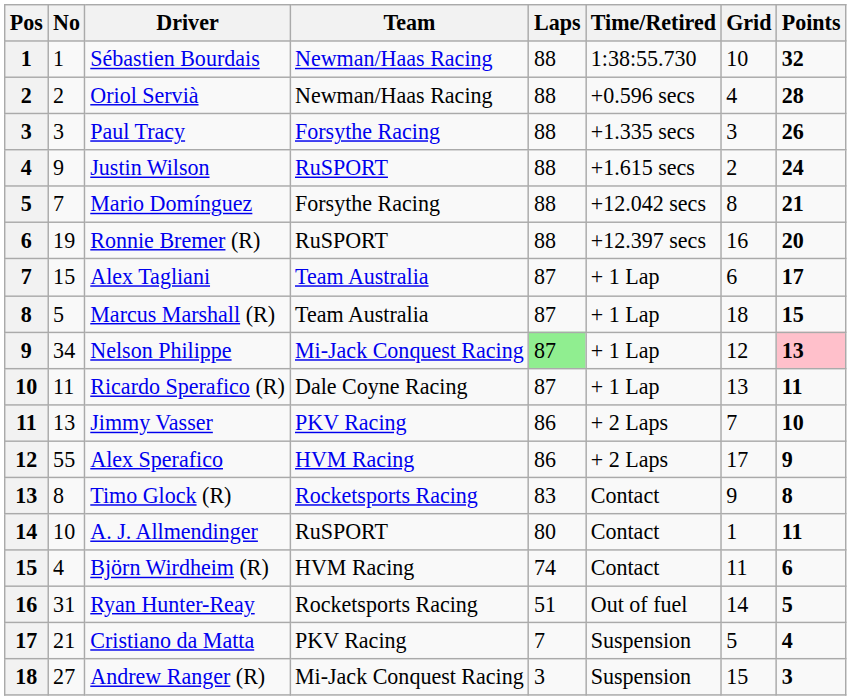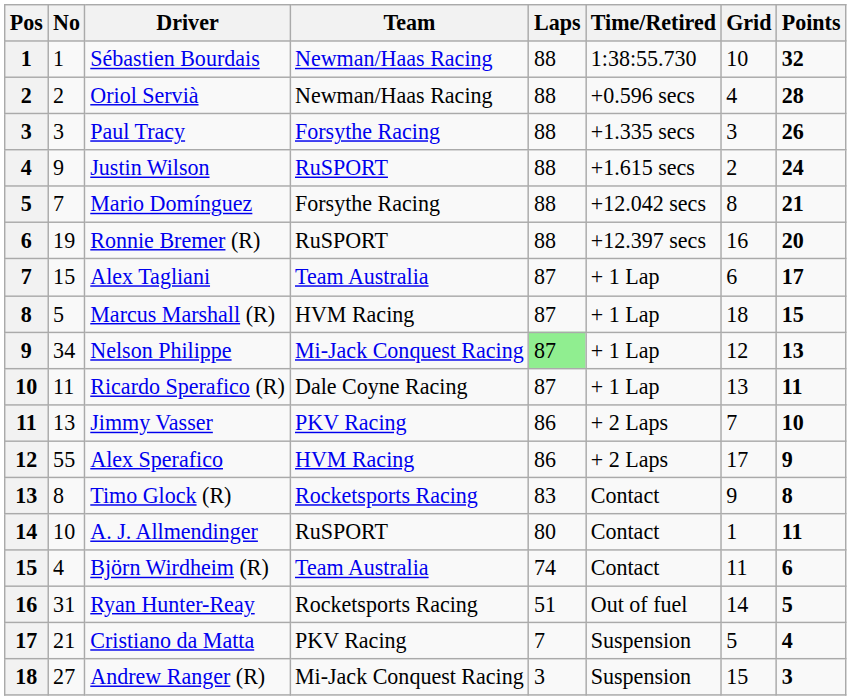(362, 313) Team Australia -> (355, 313) HVM Racing
(793, 349) pink background -> (793, 349) no background
(355, 567) HVM Racing -> (362, 567) Team Australia
